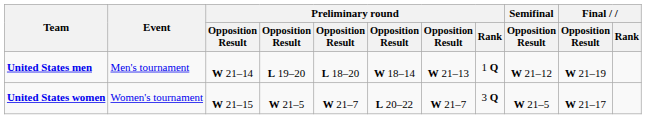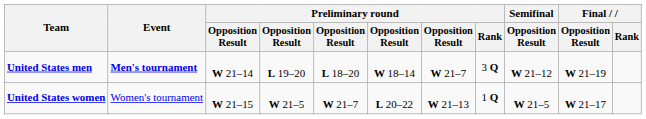(150, 67) normal -> (154, 67) bold
(448, 74) W 21–13 -> (448, 74) W 21–7
(490, 67) 1 Q -> (490, 67) 3 Q
(448, 105) W 21–7 -> (448, 105) W 21–13
(490, 98) 3 Q -> (490, 98) 1 Q
